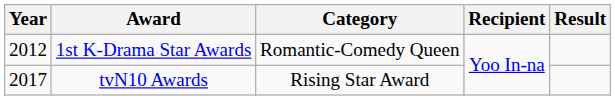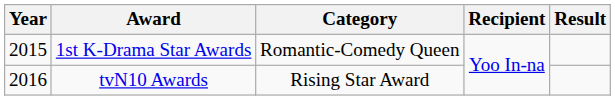(28, 49) 2012 -> (28, 49) 2015
(28, 79) 2017 -> (28, 79) 2016
